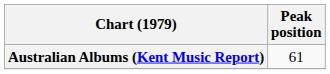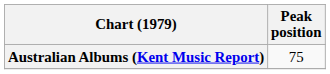(296, 56) 61 -> (296, 56) 75
